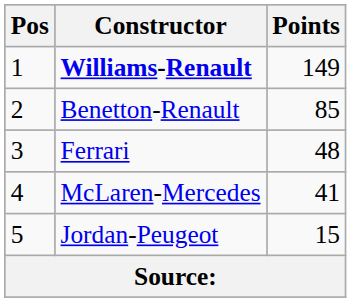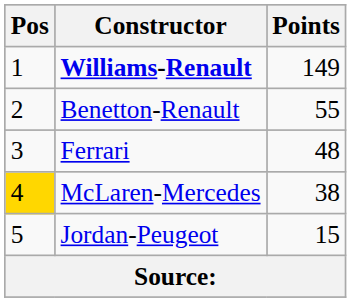(327, 109) 85 -> (327, 109) 55
(17, 193) no background -> (17, 193) gold background
(327, 193) 41 -> (327, 193) 38
